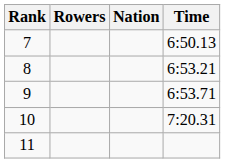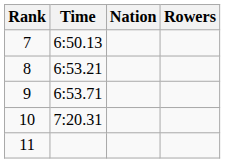columns swapped: (79, 17) <-> (192, 17)
